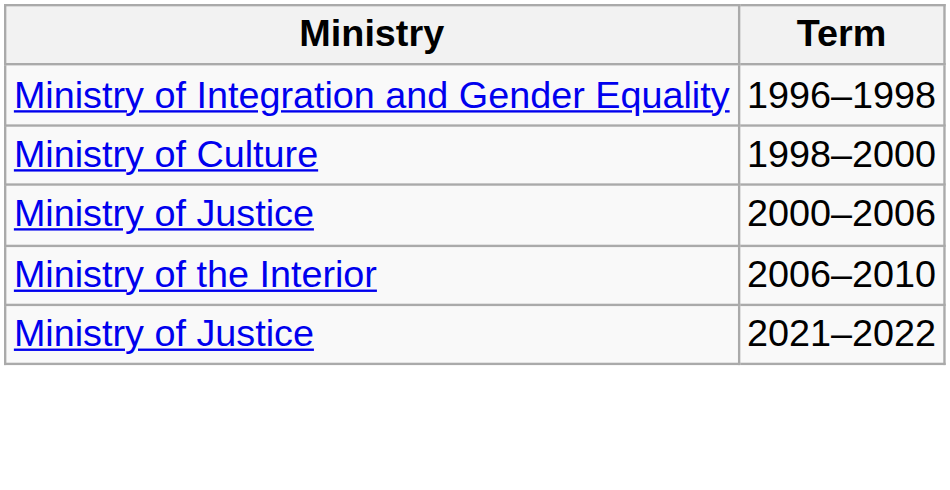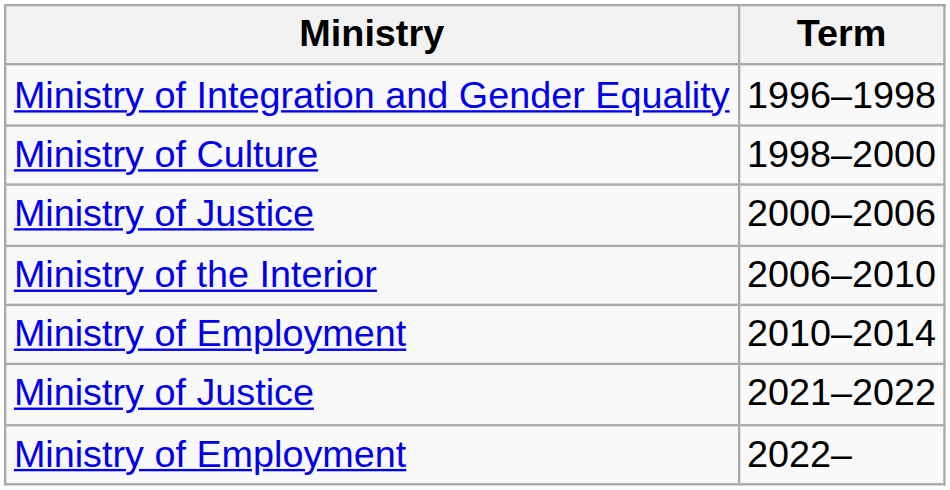+ row: (842, 333)
+ row: (800, 453)
